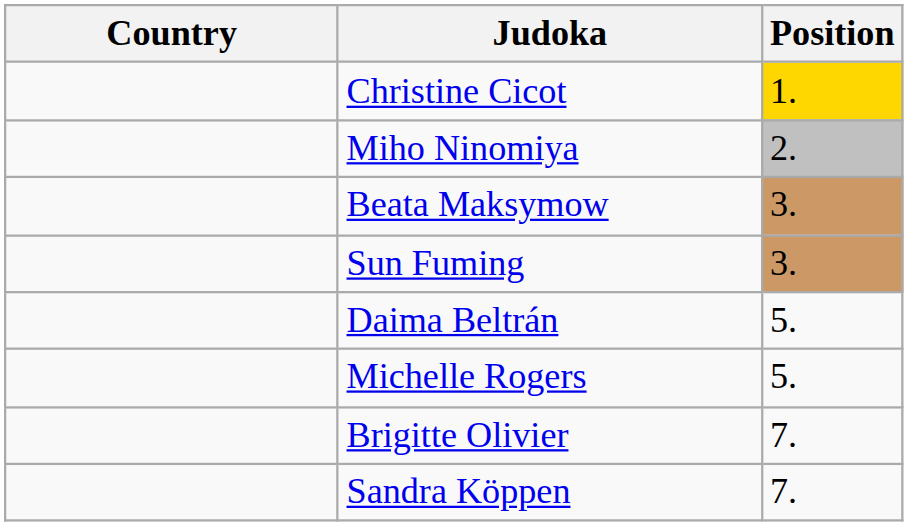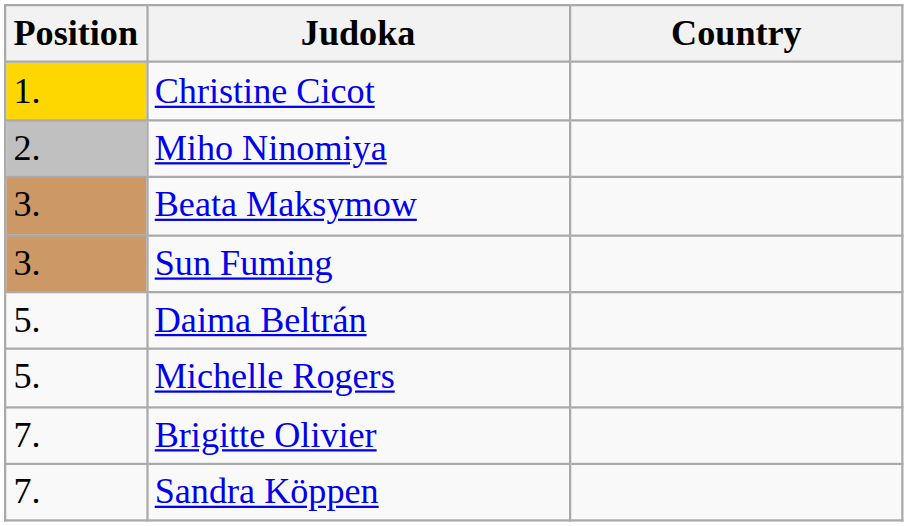columns swapped: (832, 33) <-> (172, 33)
